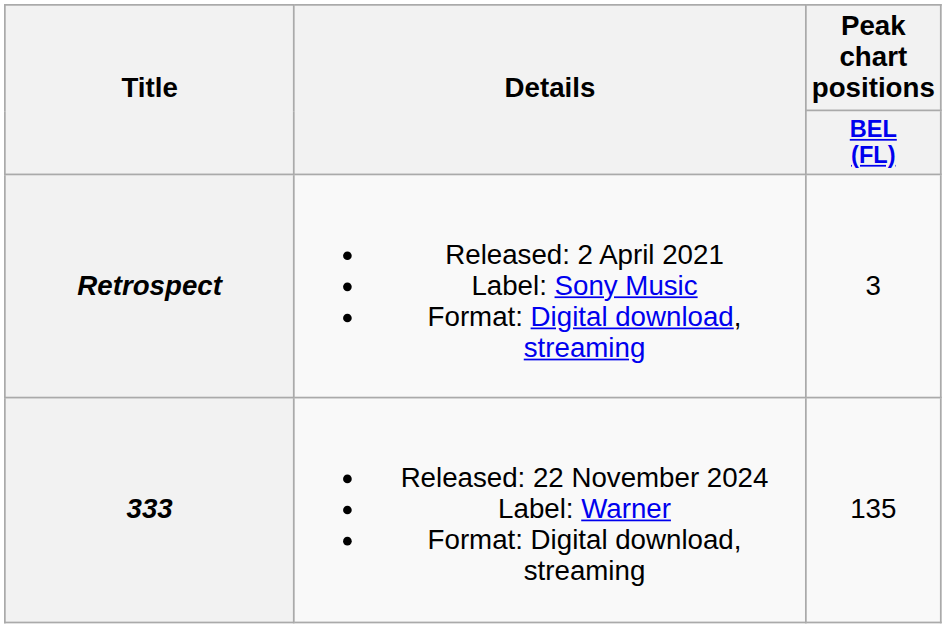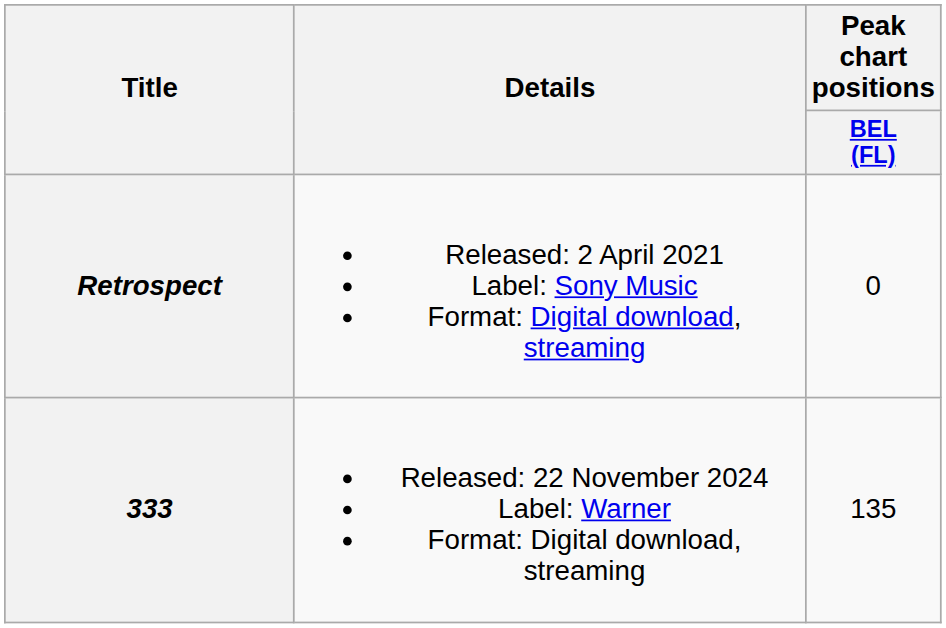(873, 285) 3 -> (873, 285) 0
